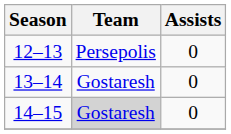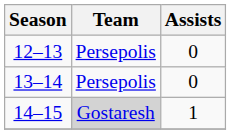(116, 81) Gostaresh -> (116, 81) Persepolis
(193, 112) 0 -> (193, 112) 1
